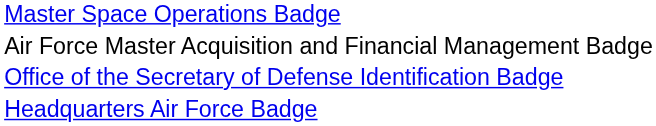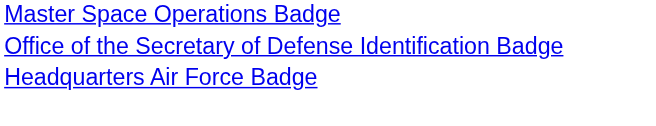- row: (328, 46)
